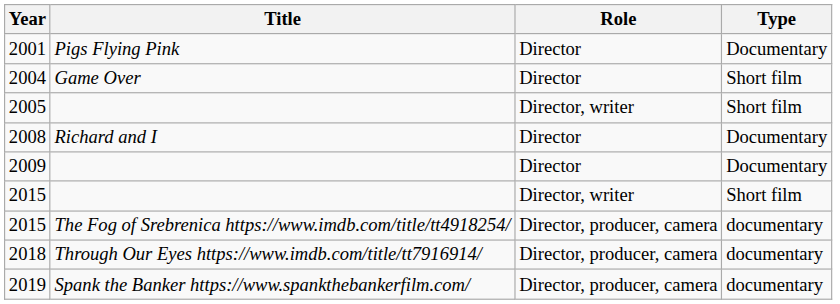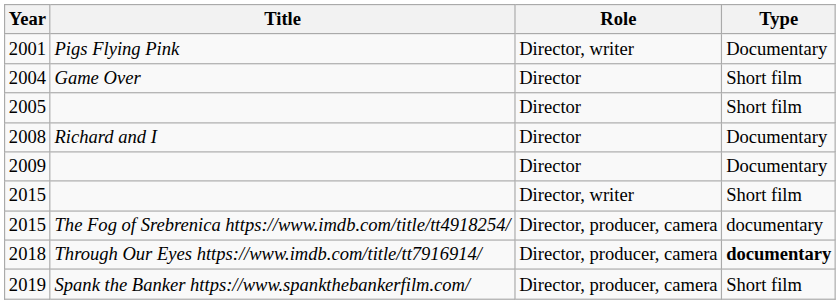(550, 48) Director -> (577, 48) Director, writer
(577, 107) Director, writer -> (550, 107) Director
(775, 254) normal -> (779, 254) bold
(775, 284) documentary -> (764, 284) Short film
